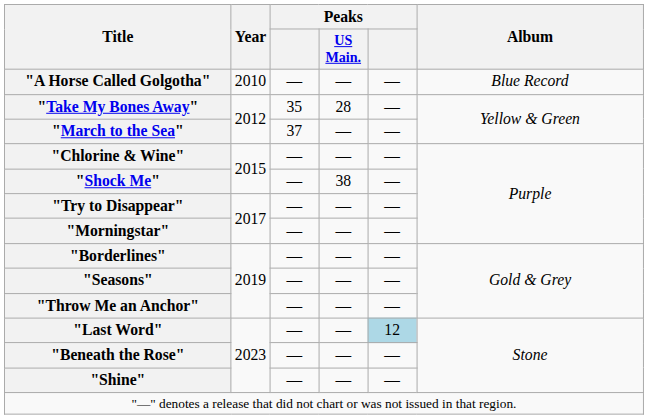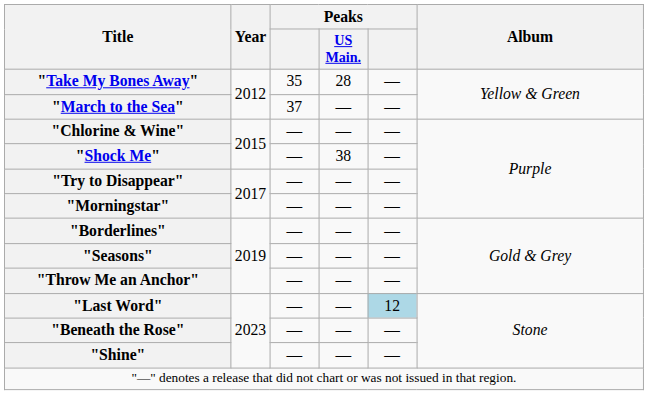- row: (118, 81)
